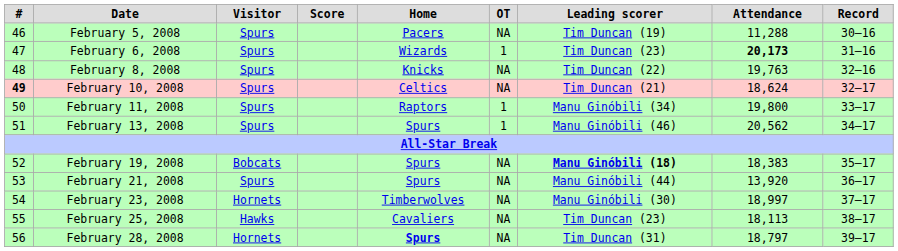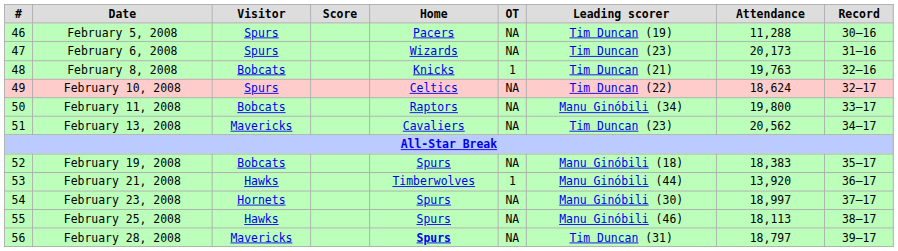(504, 51) 1 -> (512, 51) NA
(768, 51) bold -> (770, 51) normal
(257, 70) Spurs -> (261, 70) Bobcats
(503, 70) NA -> (512, 70) 1
(615, 70) Tim Duncan (22) -> (621, 70) Tim Duncan (21)
(19, 88) bold -> (19, 88) normal
(615, 88) Tim Duncan (21) -> (621, 88) Tim Duncan (22)
(257, 107) Spurs -> (261, 107) Bobcats
(504, 107) 1 -> (512, 107) NA
(257, 126) Spurs -> (261, 126) Mavericks
(423, 126) Spurs -> (434, 126) Cavaliers
(504, 126) 1 -> (512, 126) NA
(615, 126) Manu Ginóbili (46) -> (621, 126) Tim Duncan (23)
(615, 163) bold -> (621, 163) normal
(257, 182) Spurs -> (261, 182) Hawks
(423, 182) Spurs -> (434, 182) Timberwolves
(503, 182) NA -> (512, 182) 1
(423, 200) Timberwolves -> (434, 200) Spurs
(423, 219) Cavaliers -> (434, 219) Spurs
(615, 219) Tim Duncan (23) -> (621, 219) Manu Ginóbili (46)
(257, 238) Hornets -> (261, 238) Mavericks
